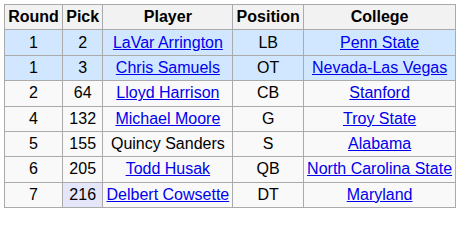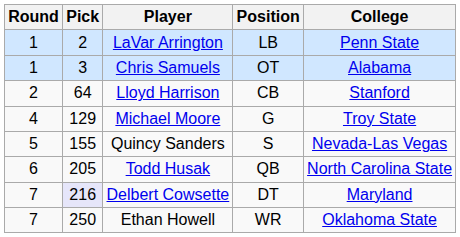(380, 67) Nevada-Las Vegas -> (380, 67) Alabama
(83, 118) 132 -> (83, 118) 129
(380, 144) Alabama -> (380, 144) Nevada-Las Vegas
+ row: (168, 220)
